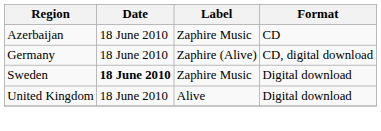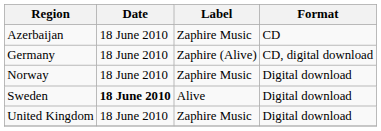+ row: (28, 75)
(214, 75) Zaphire Music -> (191, 95) Alive
(191, 95) Alive -> (214, 116) Zaphire Music
